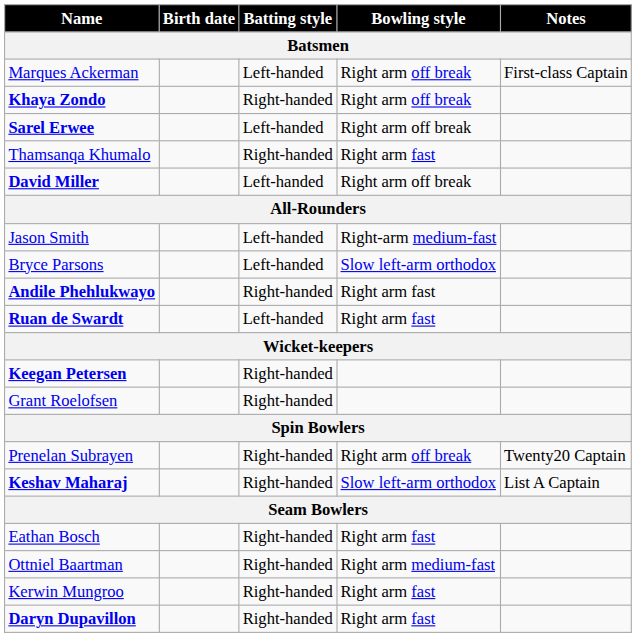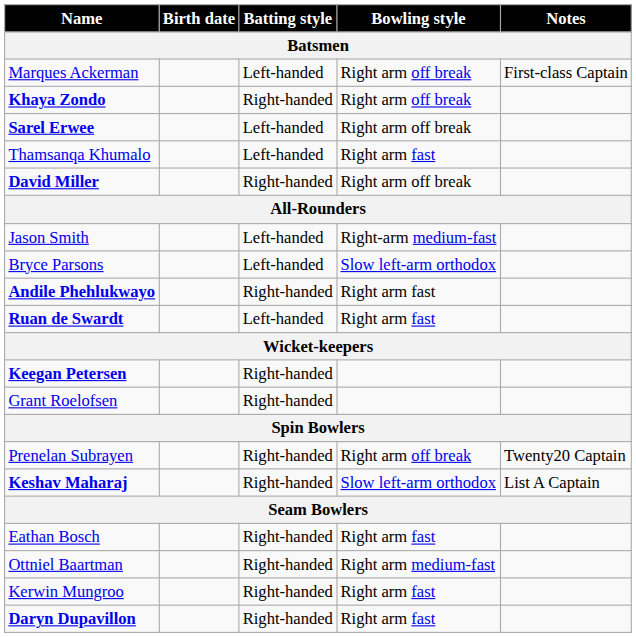(288, 154) Right-handed -> (283, 154) Left-handed
(283, 182) Left-handed -> (288, 182) Right-handed
